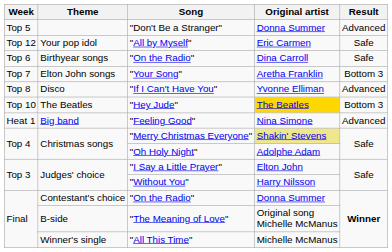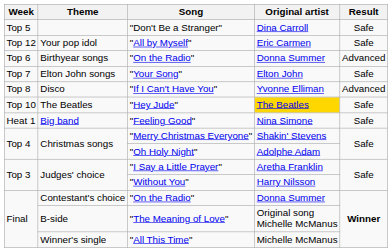(291, 27) Donna Summer -> (282, 27) Dina Carroll
(364, 27) Advanced -> (364, 27) Safe
(282, 58) Dina Carroll -> (291, 58) Donna Summer
(364, 58) Safe -> (364, 58) Advanced
(290, 74) Aretha Franklin -> (280, 74) Elton John
(364, 74) Bottom 3 -> (364, 74) Safe
(364, 105) Bottom 3 -> (364, 105) Safe
(364, 120) Advanced -> (364, 120) Safe
(292, 136) khaki background -> (292, 136) no background
(280, 167) Elton John -> (290, 167) Aretha Franklin
